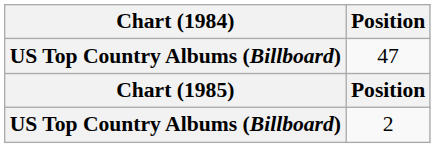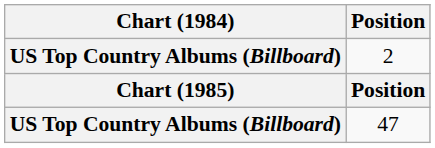rows swapped: (388, 124) <-> (388, 55)
